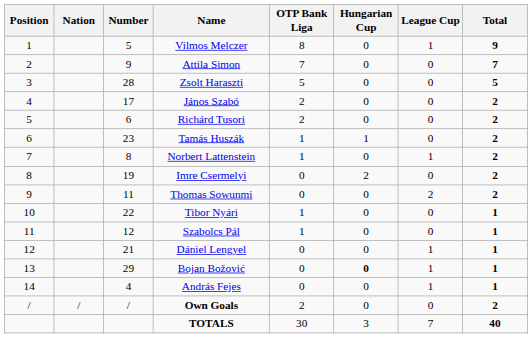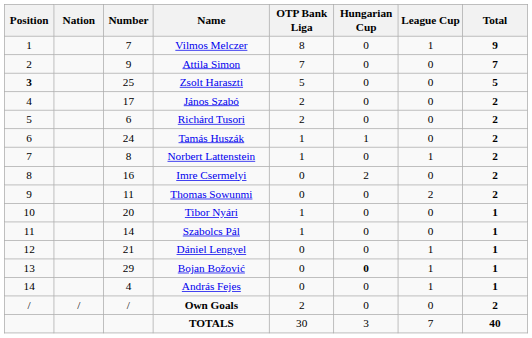(128, 45) 5 -> (128, 45) 7
(29, 82) normal -> (29, 82) bold
(128, 82) 28 -> (128, 82) 25
(128, 138) 23 -> (128, 138) 24
(128, 175) 19 -> (128, 175) 16
(128, 212) 22 -> (128, 212) 20
(128, 231) 12 -> (128, 231) 14
